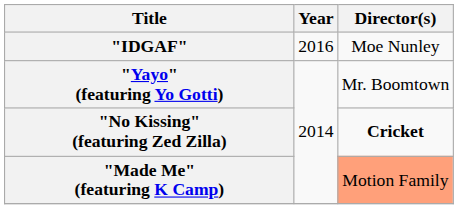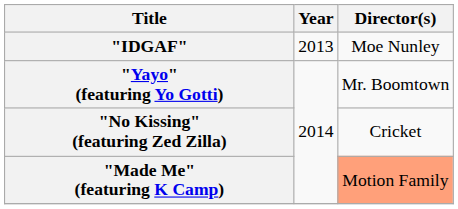(316, 46) 2016 -> (316, 46) 2013
(395, 131) bold -> (395, 131) normal
